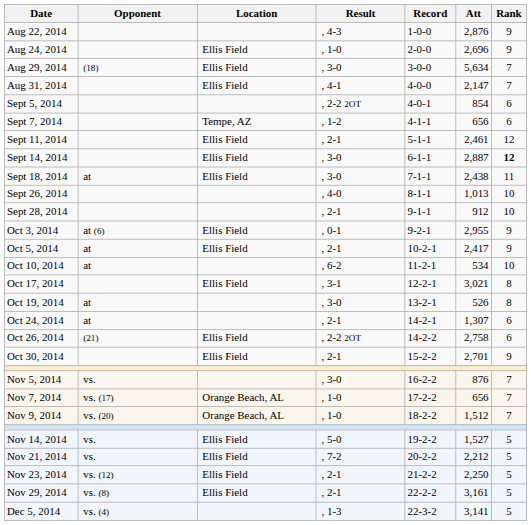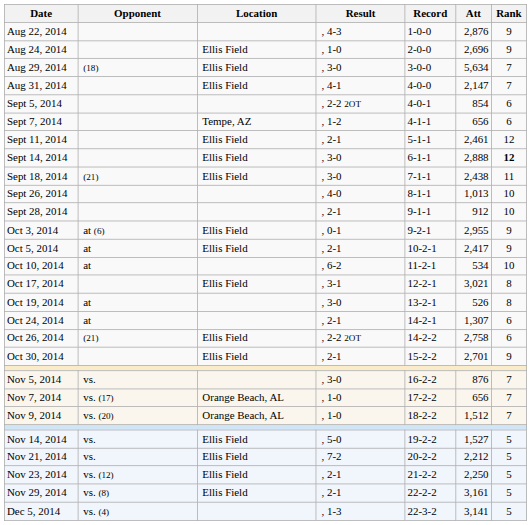(476, 158) 2,887 -> (476, 158) 2,888
(86, 176) at -> (89, 176) (21)
